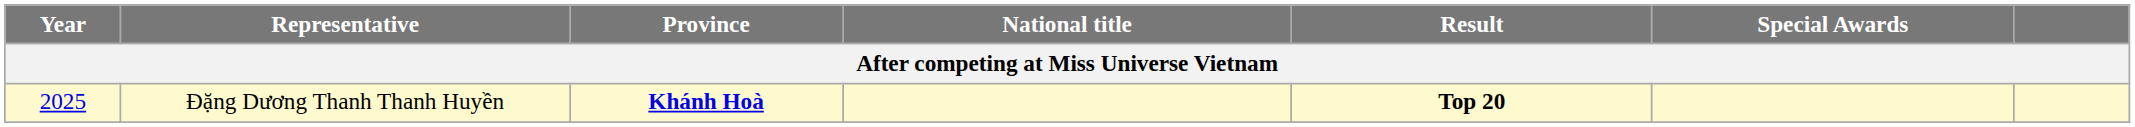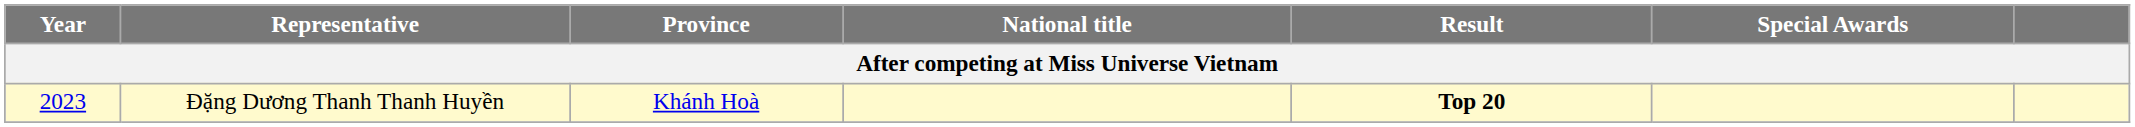(63, 102) 2025 -> (63, 102) 2023
(706, 102) bold -> (706, 102) normal
